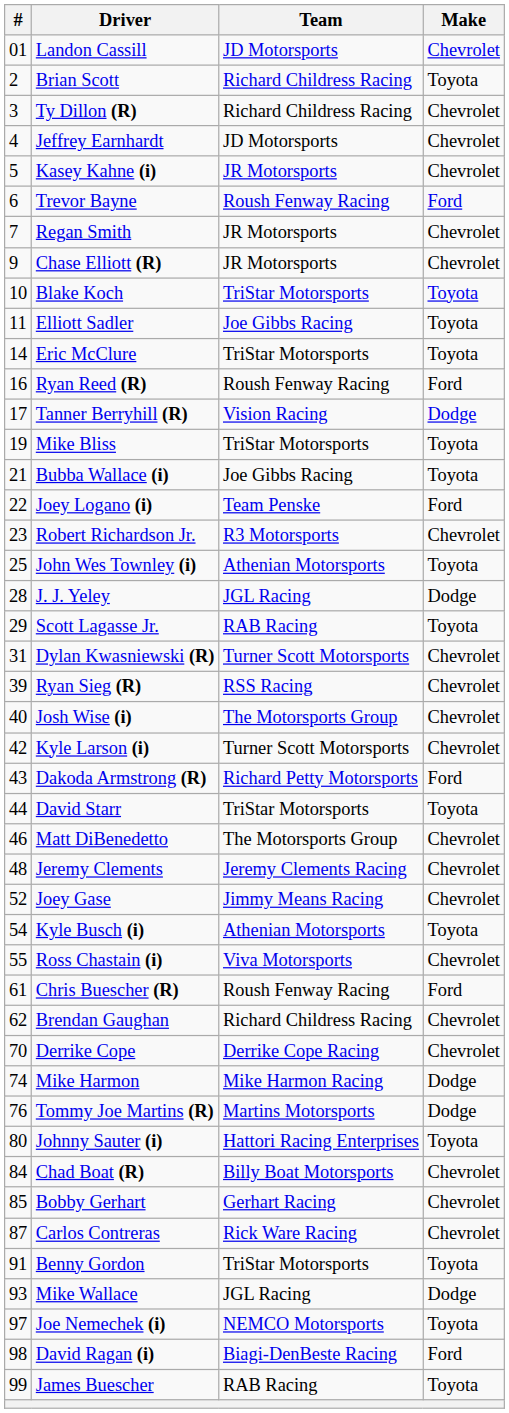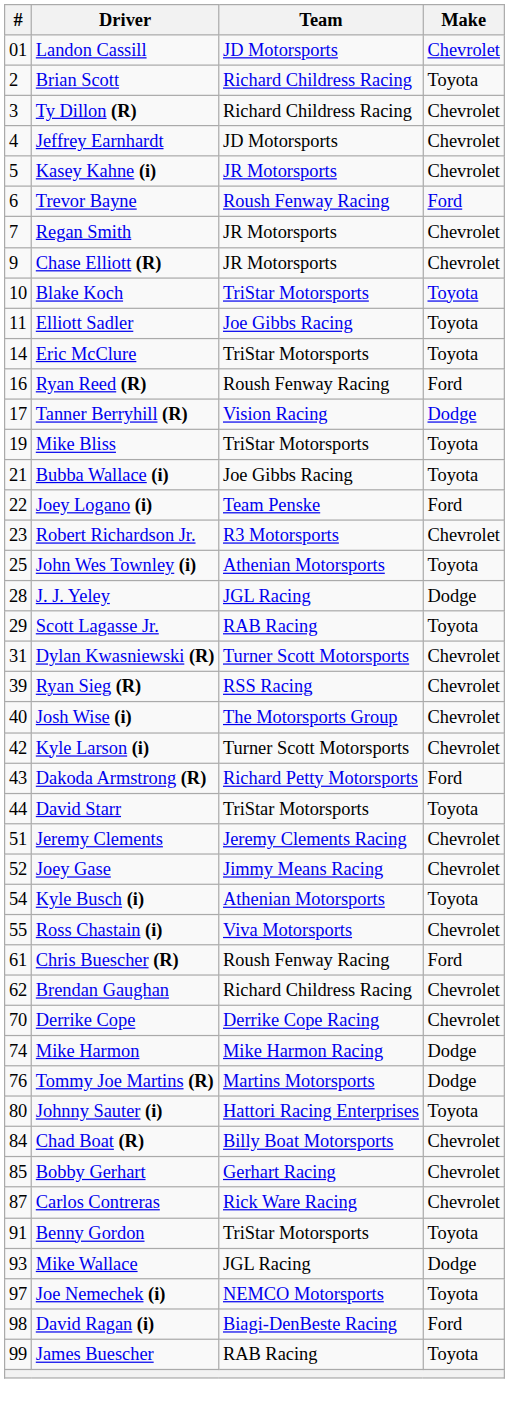- row: (102, 838)
(18, 868) 48 -> (18, 838) 51
